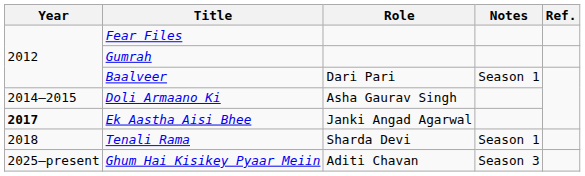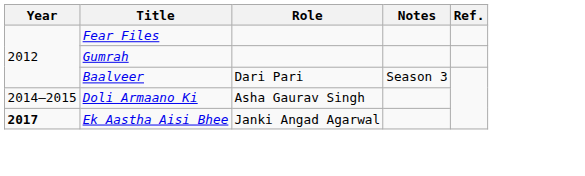(509, 77) Season 1 -> (417, 77) Season 3
- row: (148, 139)
- row: (213, 160)
